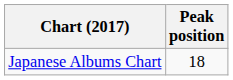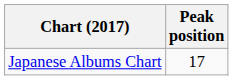(197, 61) 18 -> (197, 61) 17
